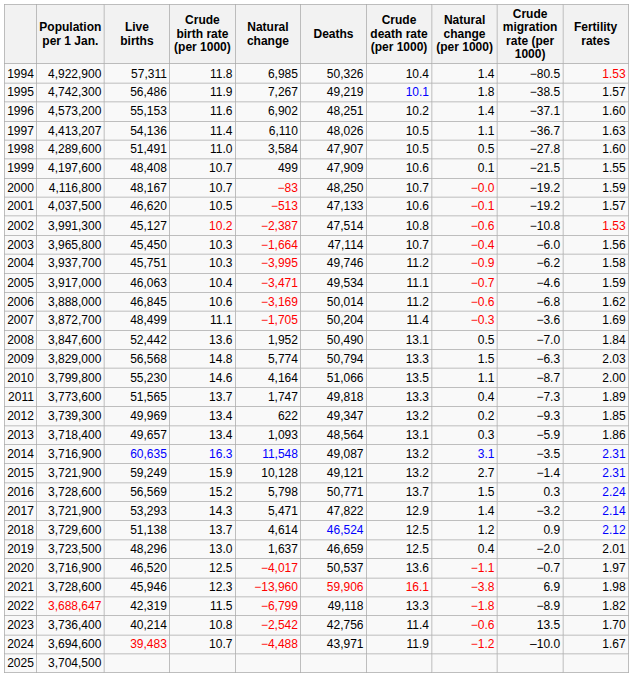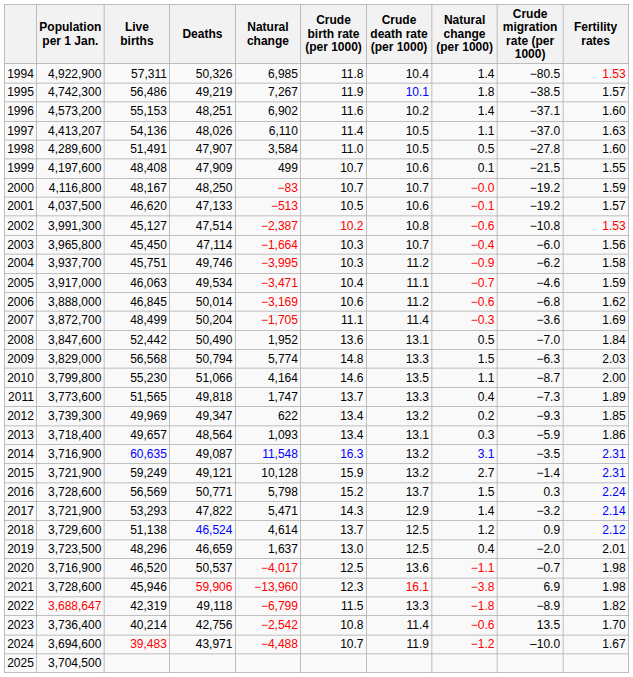columns swapped: (333, 34) <-> (202, 34)
(545, 130) −36.7 -> (545, 130) −37.0
(614, 568) 1.97 -> (614, 568) 1.98
